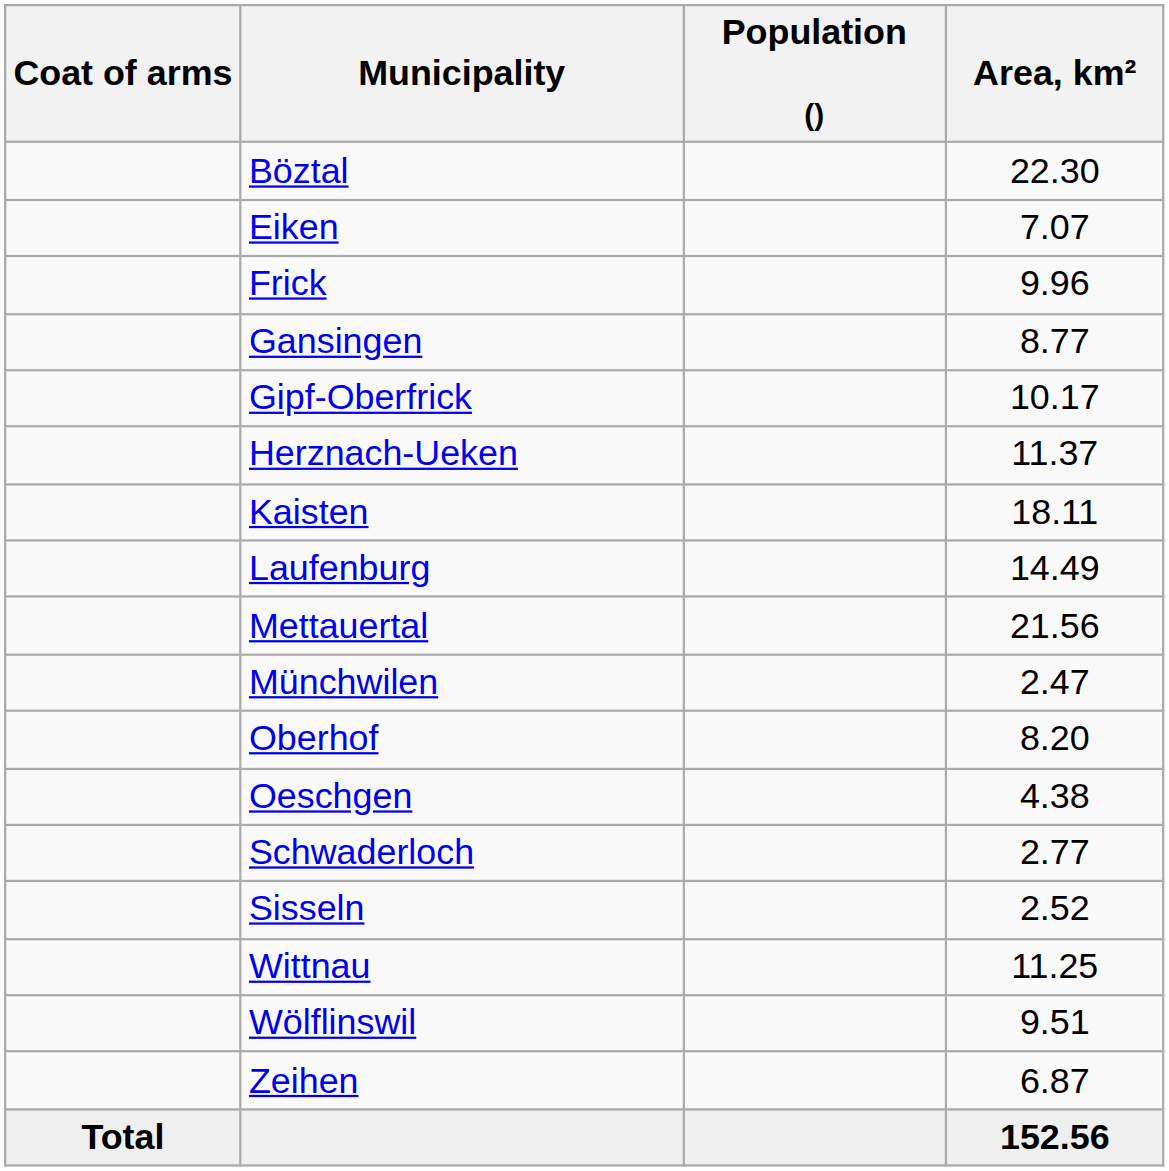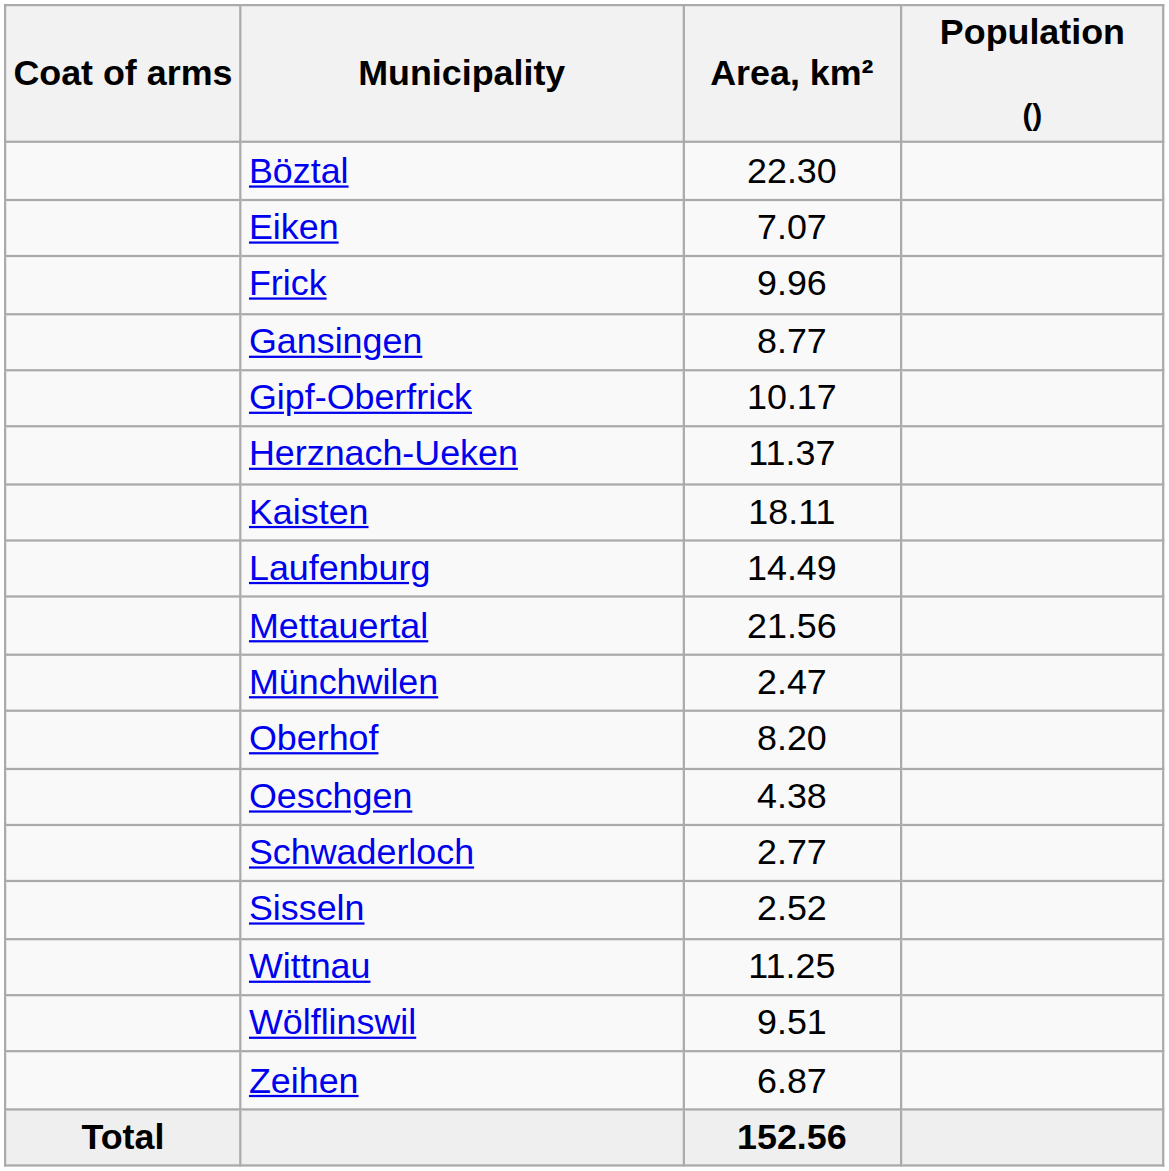columns swapped: (814, 73) <-> (1055, 73)
